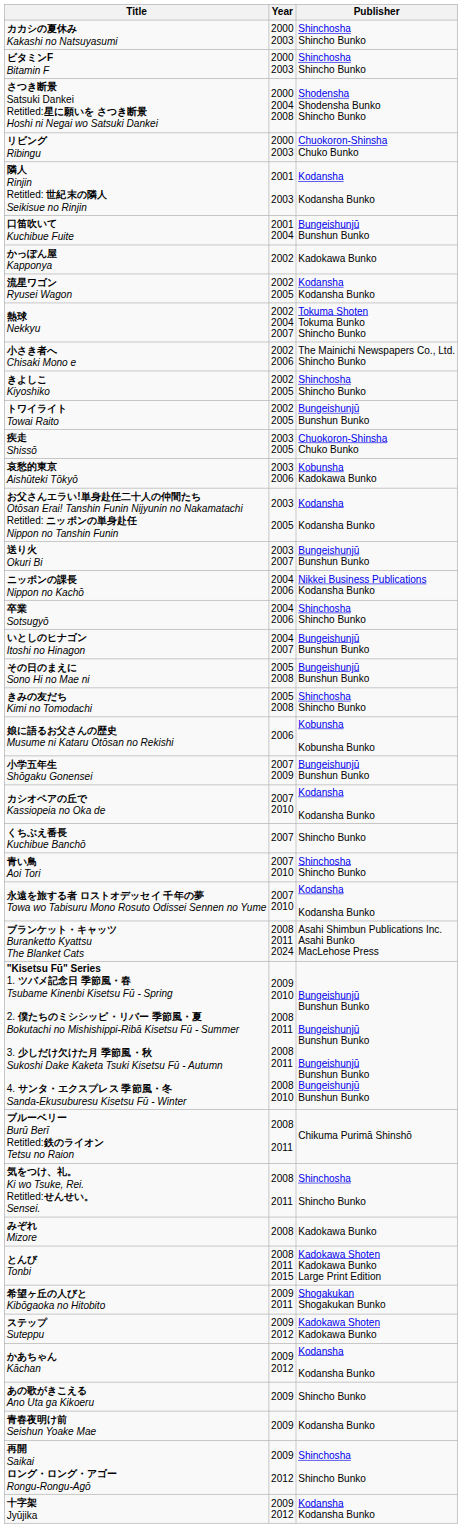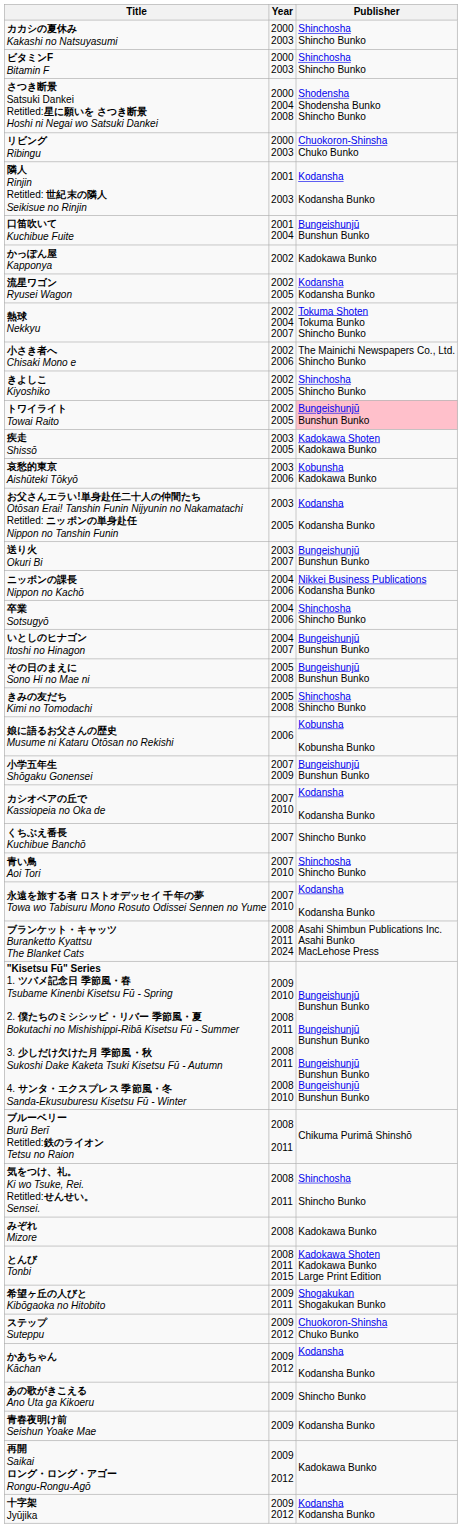(334, 415) no background -> (334, 415) pink background
(343, 444) Chuokoron-Shinsha Chuko Bunko -> (339, 444) Kadokawa Shoten Kadokawa Bunko
(339, 1328) Kadokawa Shoten Kadokawa Bunko -> (343, 1328) Chuokoron-Shinsha Chuko Bunko
(332, 1467) Shinchosha Shincho Bunko -> (337, 1467) Kadokawa Bunko
